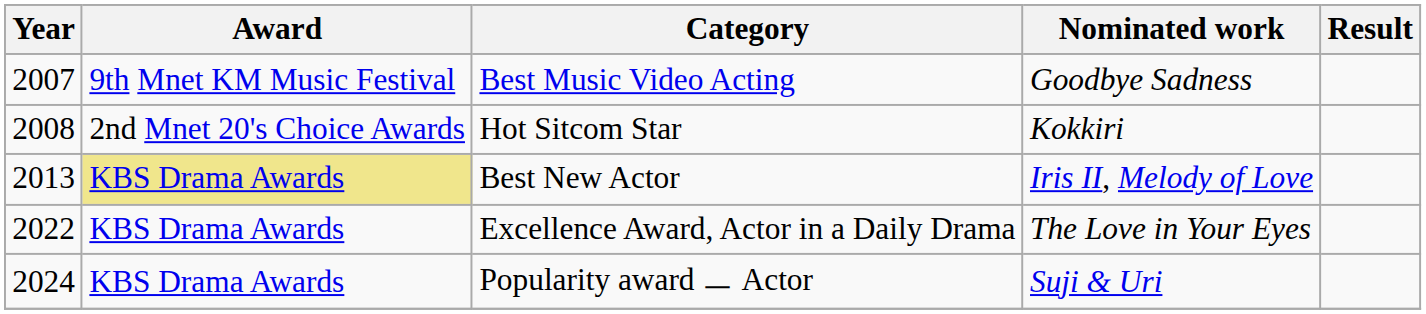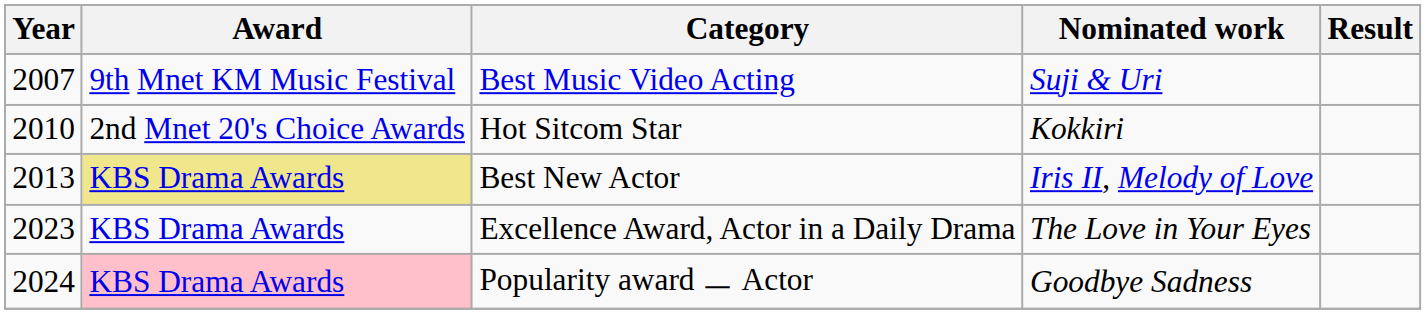(1141, 79) Goodbye Sadness -> (1096, 79) Suji & Uri
(44, 128) 2008 -> (44, 128) 2010
(44, 228) 2022 -> (44, 228) 2023
(217, 280) no background -> (217, 280) pink background
(1096, 280) Suji & Uri -> (1141, 280) Goodbye Sadness
